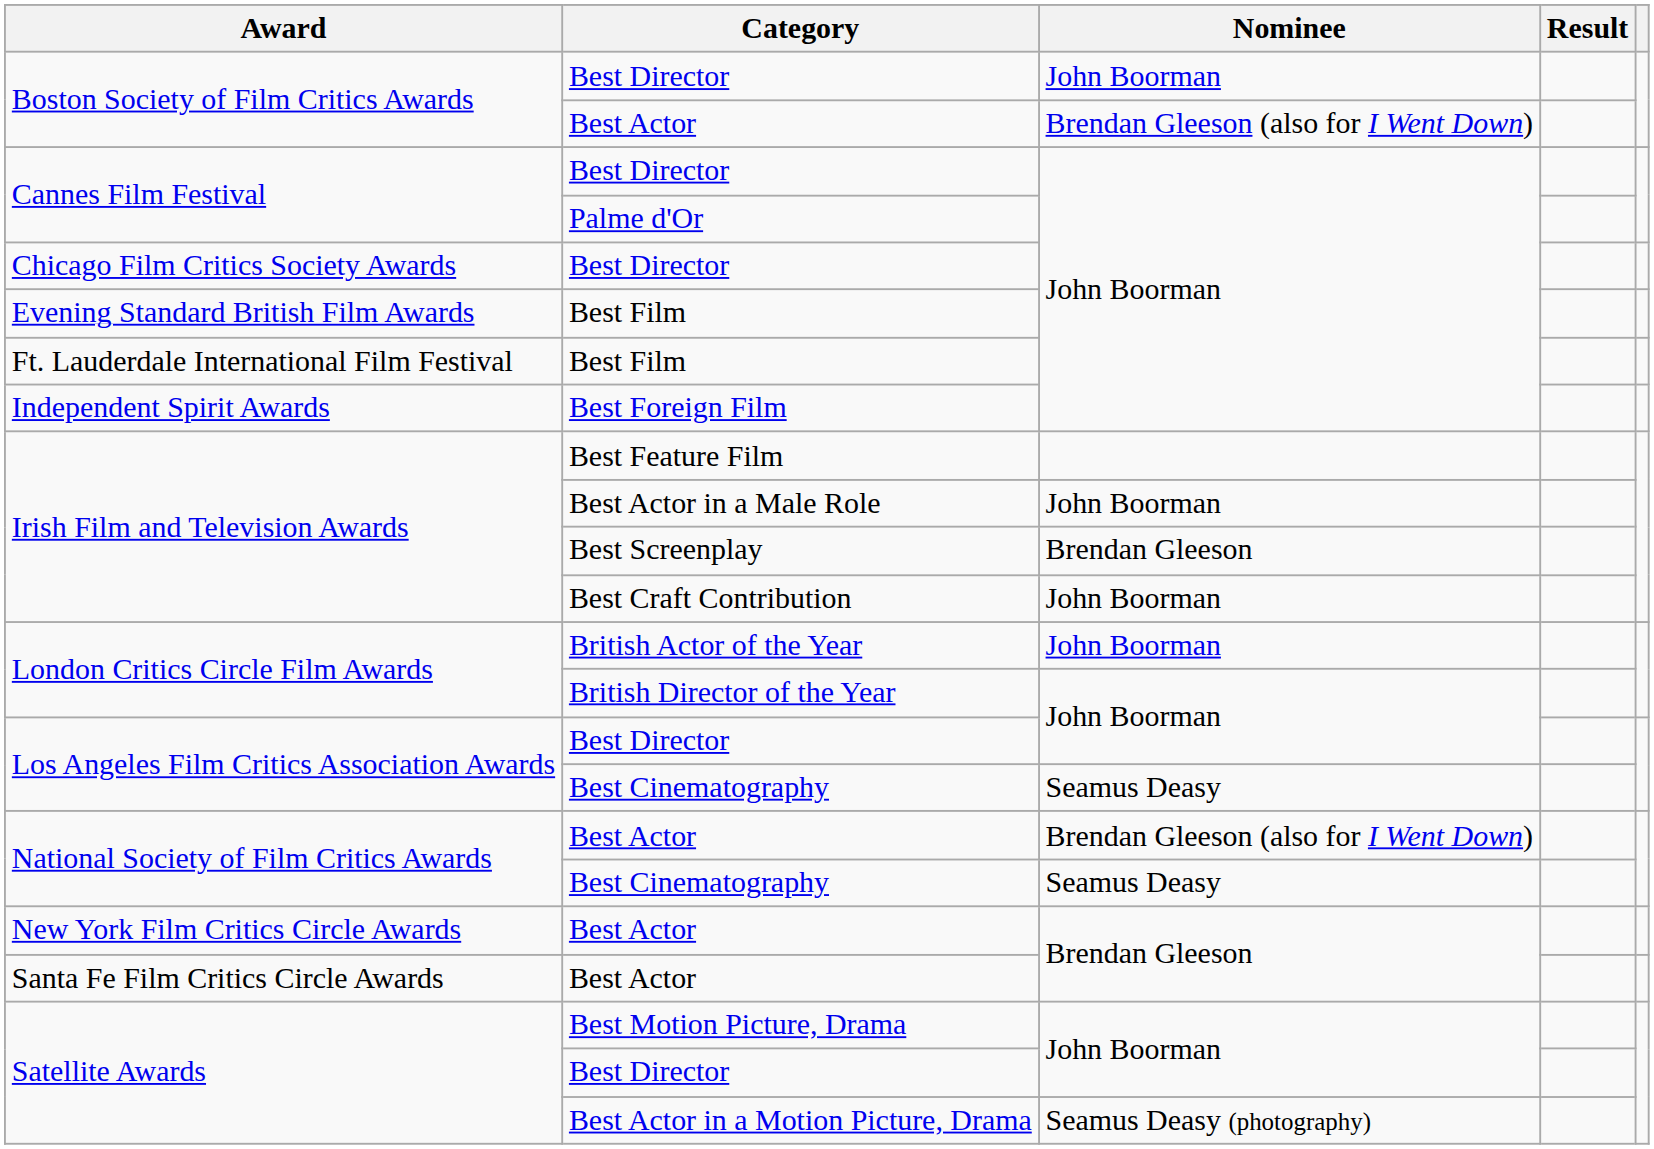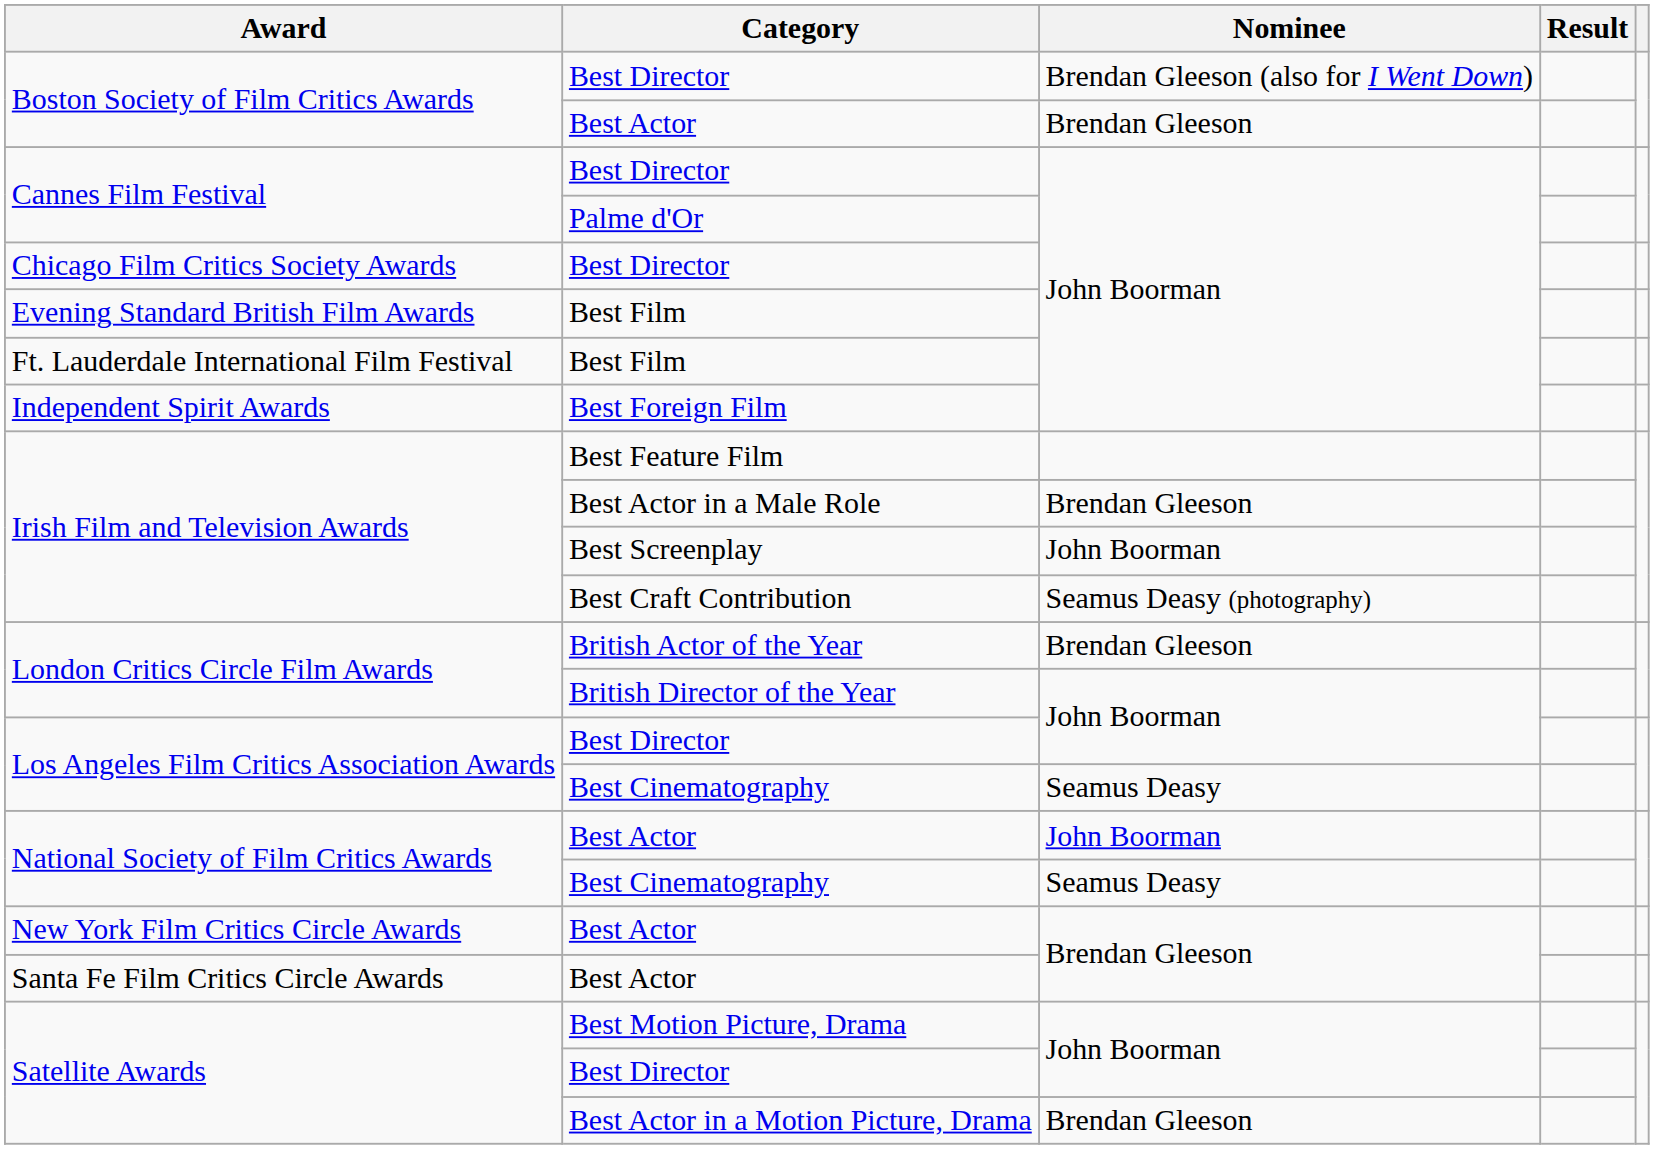(1133, 75) John Boorman -> (1289, 75) Brendan Gleeson (also for I Went Down)
(1289, 123) Brendan Gleeson (also for I Went Down) -> (1149, 123) Brendan Gleeson
(1133, 502) John Boorman -> (1149, 502) Brendan Gleeson
(1149, 550) Brendan Gleeson -> (1133, 550) John Boorman
(1133, 597) John Boorman -> (1208, 597) Seamus Deasy (photography)
(1133, 645) John Boorman -> (1149, 645) Brendan Gleeson
(1289, 834) Brendan Gleeson (also for I Went Down) -> (1133, 834) John Boorman
(1208, 1119) Seamus Deasy (photography) -> (1149, 1119) Brendan Gleeson
